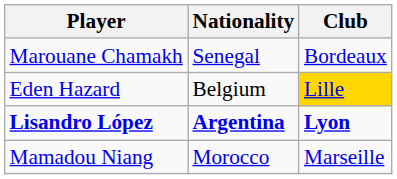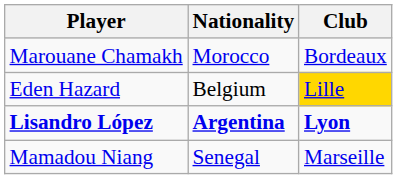(226, 55) Senegal -> (231, 55) Morocco
(231, 156) Morocco -> (226, 156) Senegal
